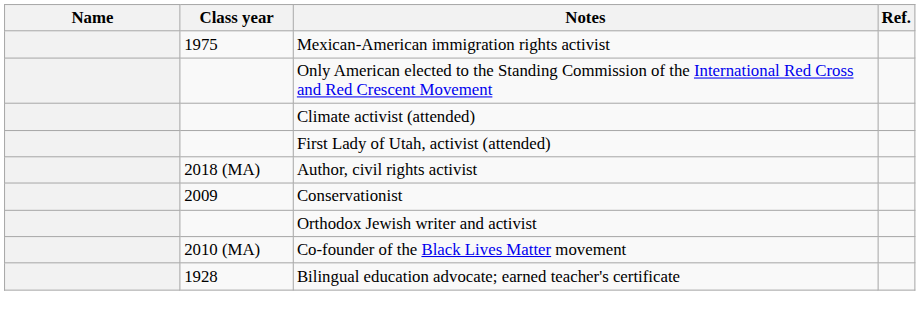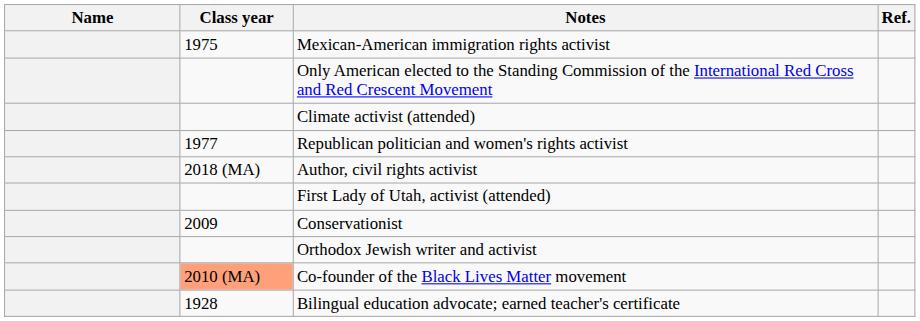+ row: (462, 143)
rows swapped: (424, 143) <-> (387, 169)
(222, 249) no background -> (222, 276) lightsalmon background
